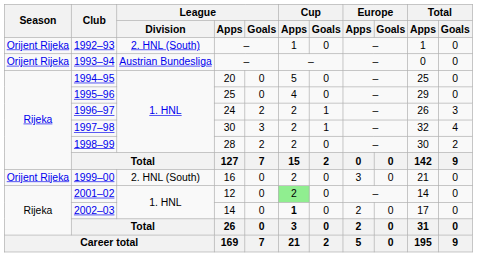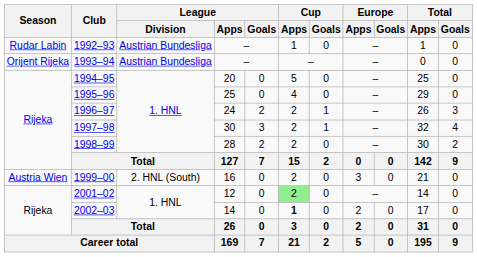(38, 45) Orijent Rijeka -> (38, 45) Rudar Labin
(165, 45) 2. HNL (South) -> (165, 45) Austrian Bundesliga
(38, 177) Orijent Rijeka -> (38, 177) Austria Wien
